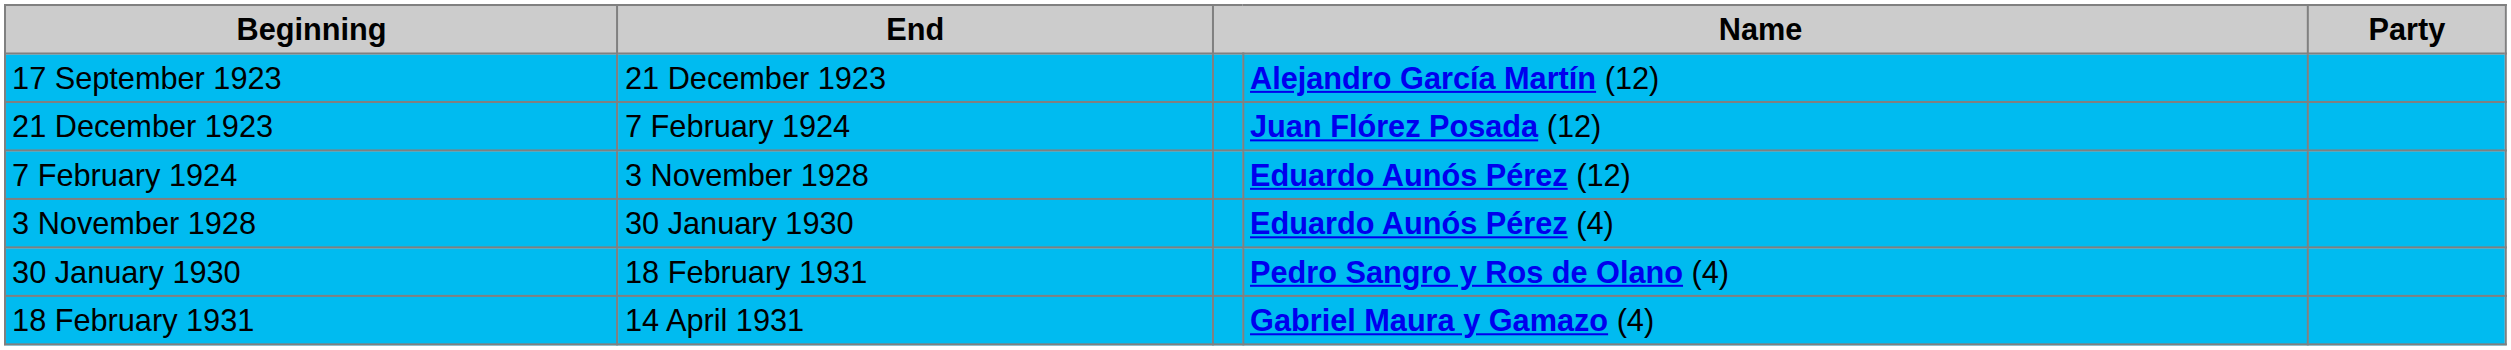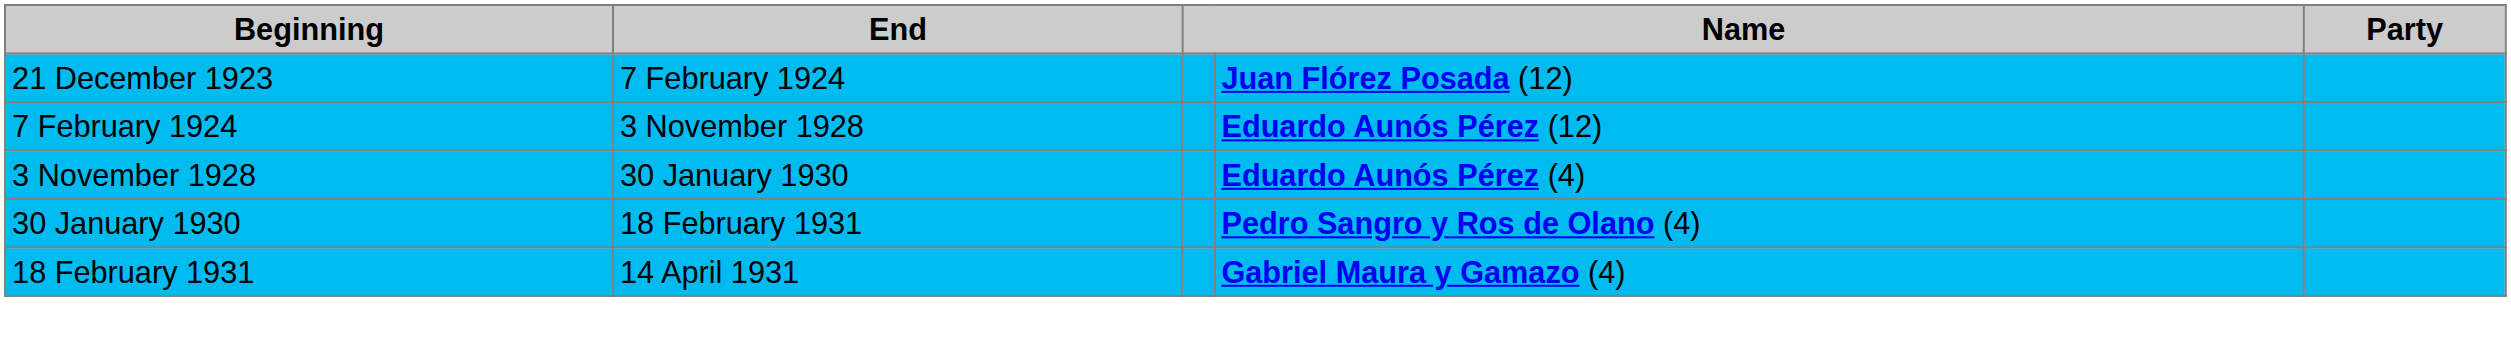- row: (147, 78)
